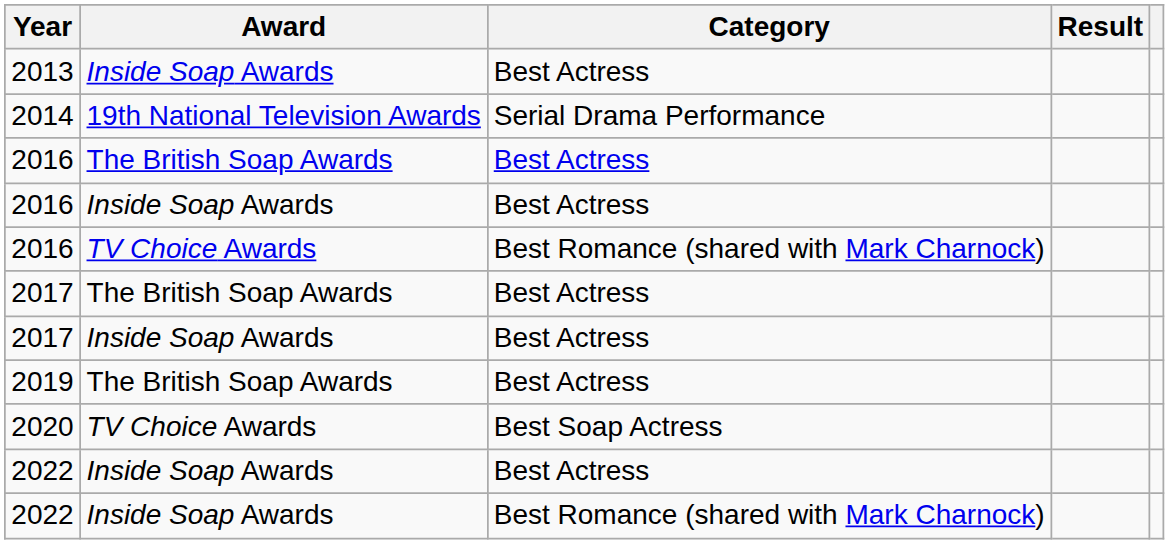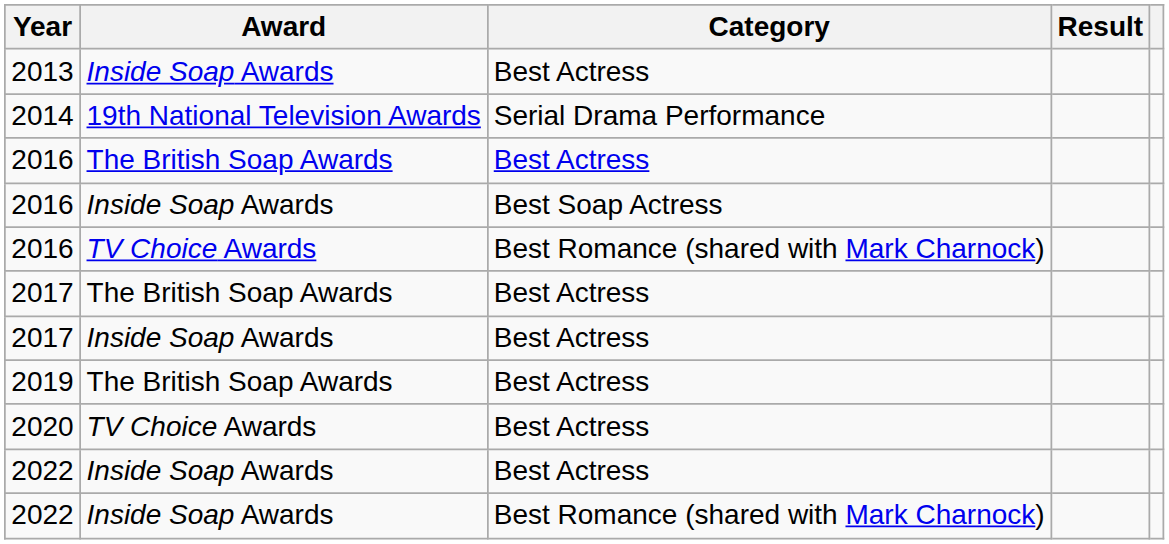(572, 204) Best Actress -> (608, 204) Best Soap Actress
(608, 426) Best Soap Actress -> (572, 426) Best Actress
